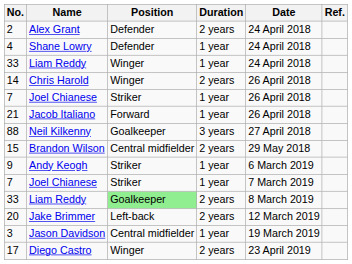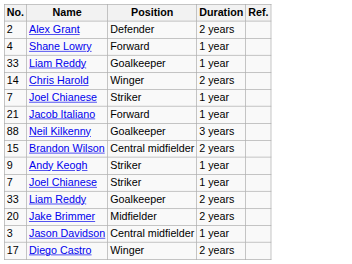- column: (284, 13)
(132, 47) Defender -> (130, 47) Forward
(127, 64) Winger -> (138, 64) Goalkeeper
(138, 200) lightgreen background -> (138, 200) no background
(132, 217) Left-back -> (133, 217) Midfielder
